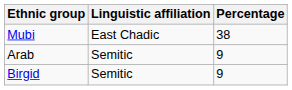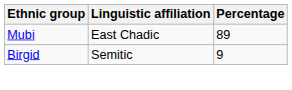(223, 34) 38 -> (223, 34) 89
- row: (21, 54)
